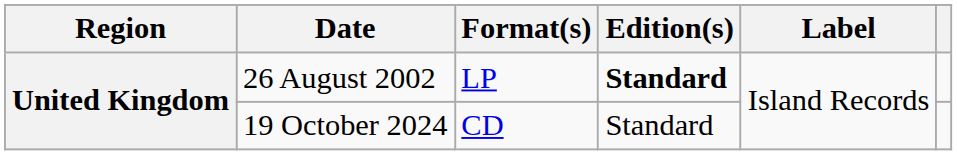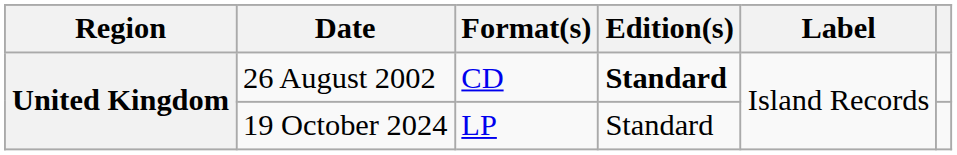(479, 76) LP -> (482, 76) CD
(482, 125) CD -> (479, 125) LP
